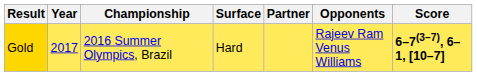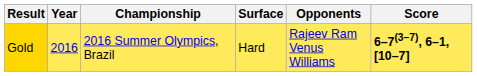- column: (288, 14)
(64, 47) 2017 -> (64, 47) 2016
